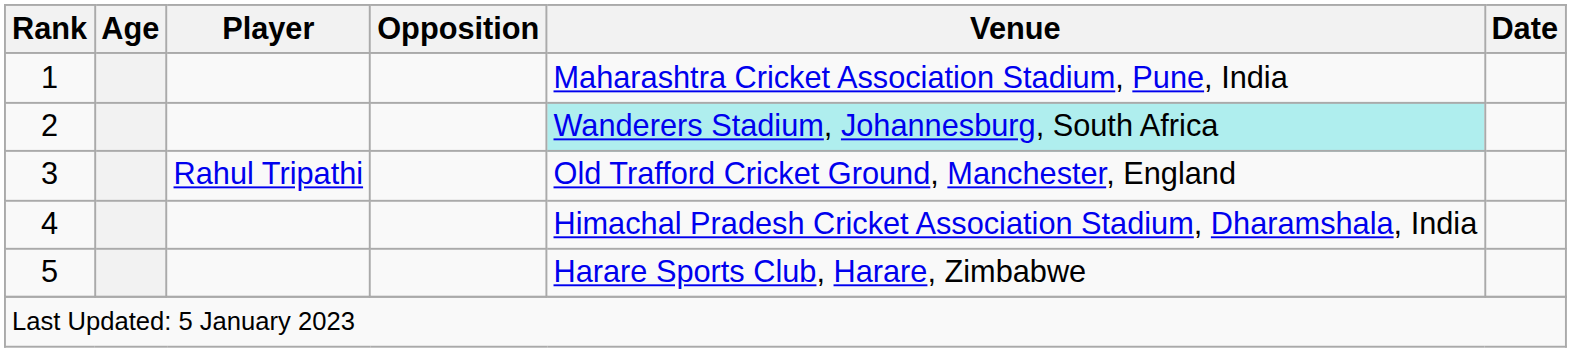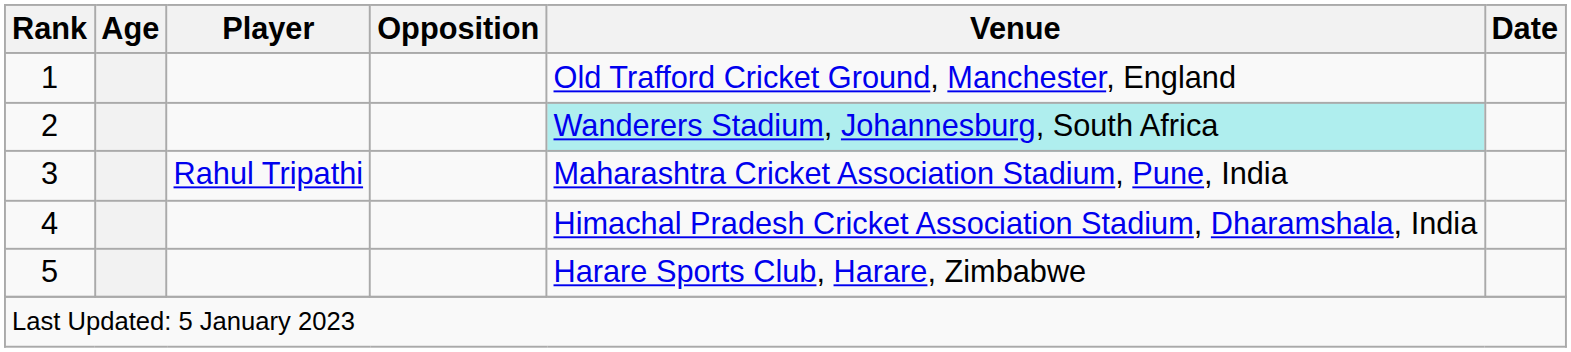(921, 77) Maharashtra Cricket Association Stadium, Pune, India -> (895, 77) Old Trafford Cricket Ground, Manchester, England
(895, 175) Old Trafford Cricket Ground, Manchester, England -> (921, 175) Maharashtra Cricket Association Stadium, Pune, India
